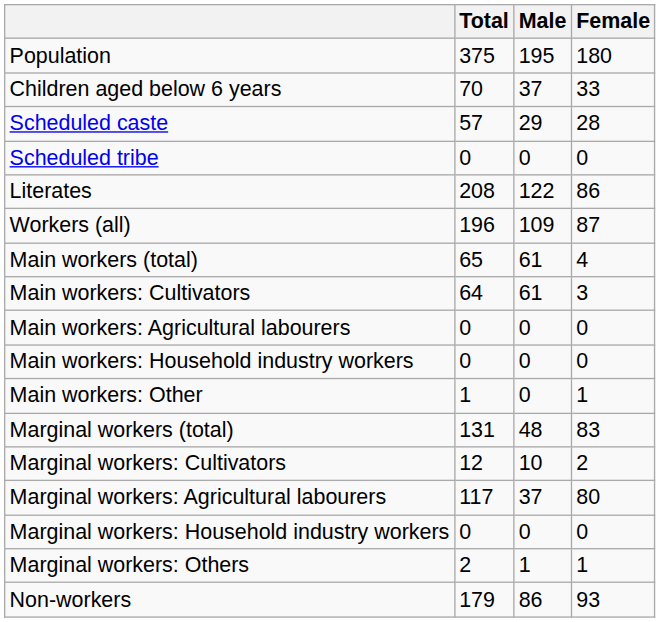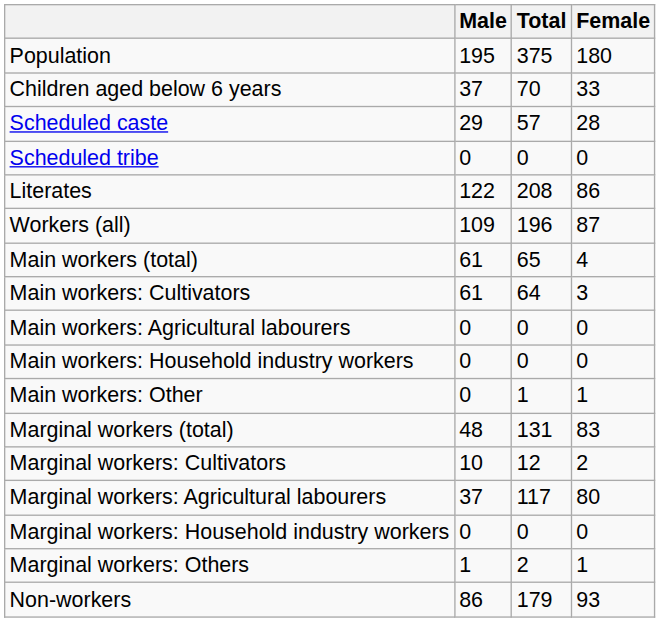columns swapped: (484, 21) <-> (543, 21)
